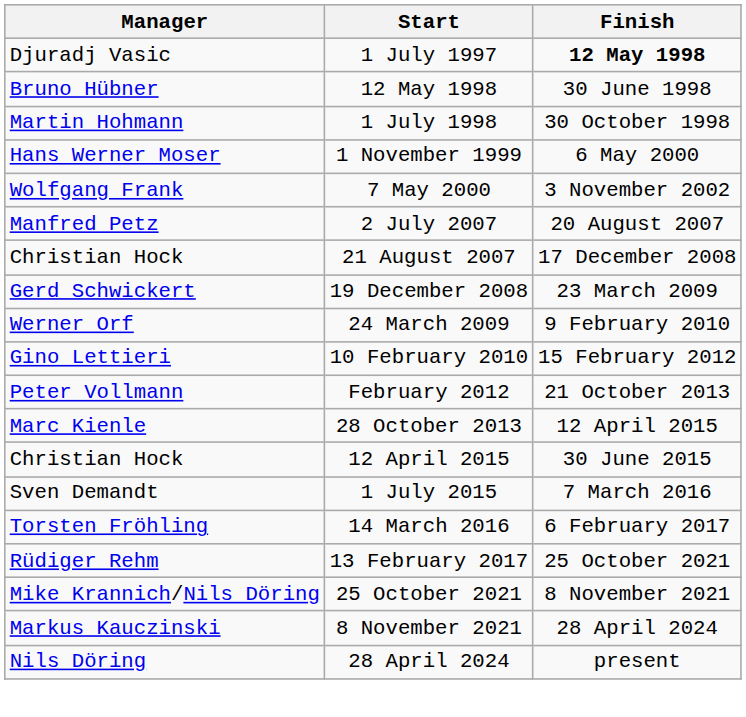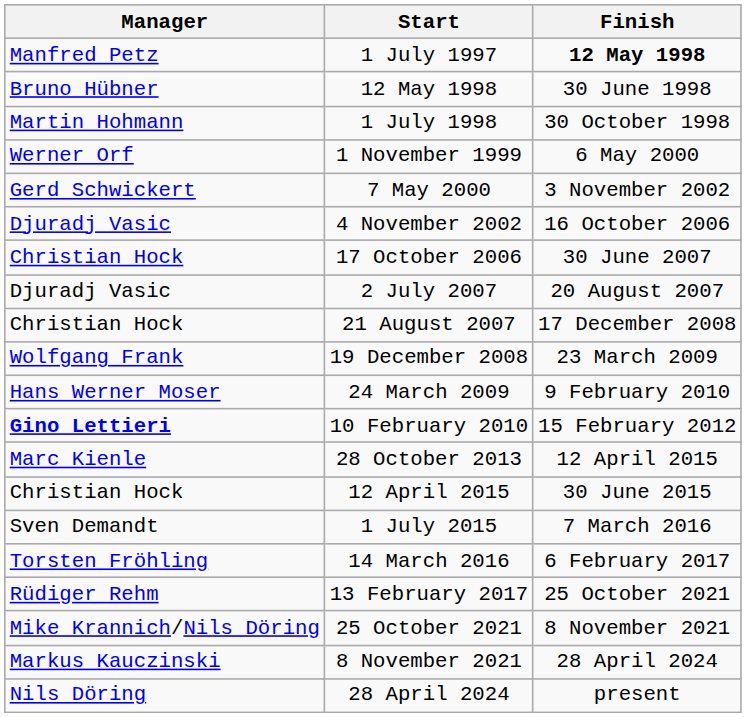(90, 55) Djuradj Vasic -> (84, 55) Manfred Petz
(115, 156) Hans Werner Moser -> (72, 156) Werner Orf
(97, 190) Wolfgang Frank -> (103, 190) Gerd Schwickert
+ row: (429, 224)
+ row: (429, 257)
(84, 224) Manfred Petz -> (90, 291) Djuradj Vasic
(103, 291) Gerd Schwickert -> (97, 359) Wolfgang Frank
(72, 325) Werner Orf -> (115, 392) Hans Werner Moser
(90, 359) normal -> (90, 426) bold
- row: (429, 392)
